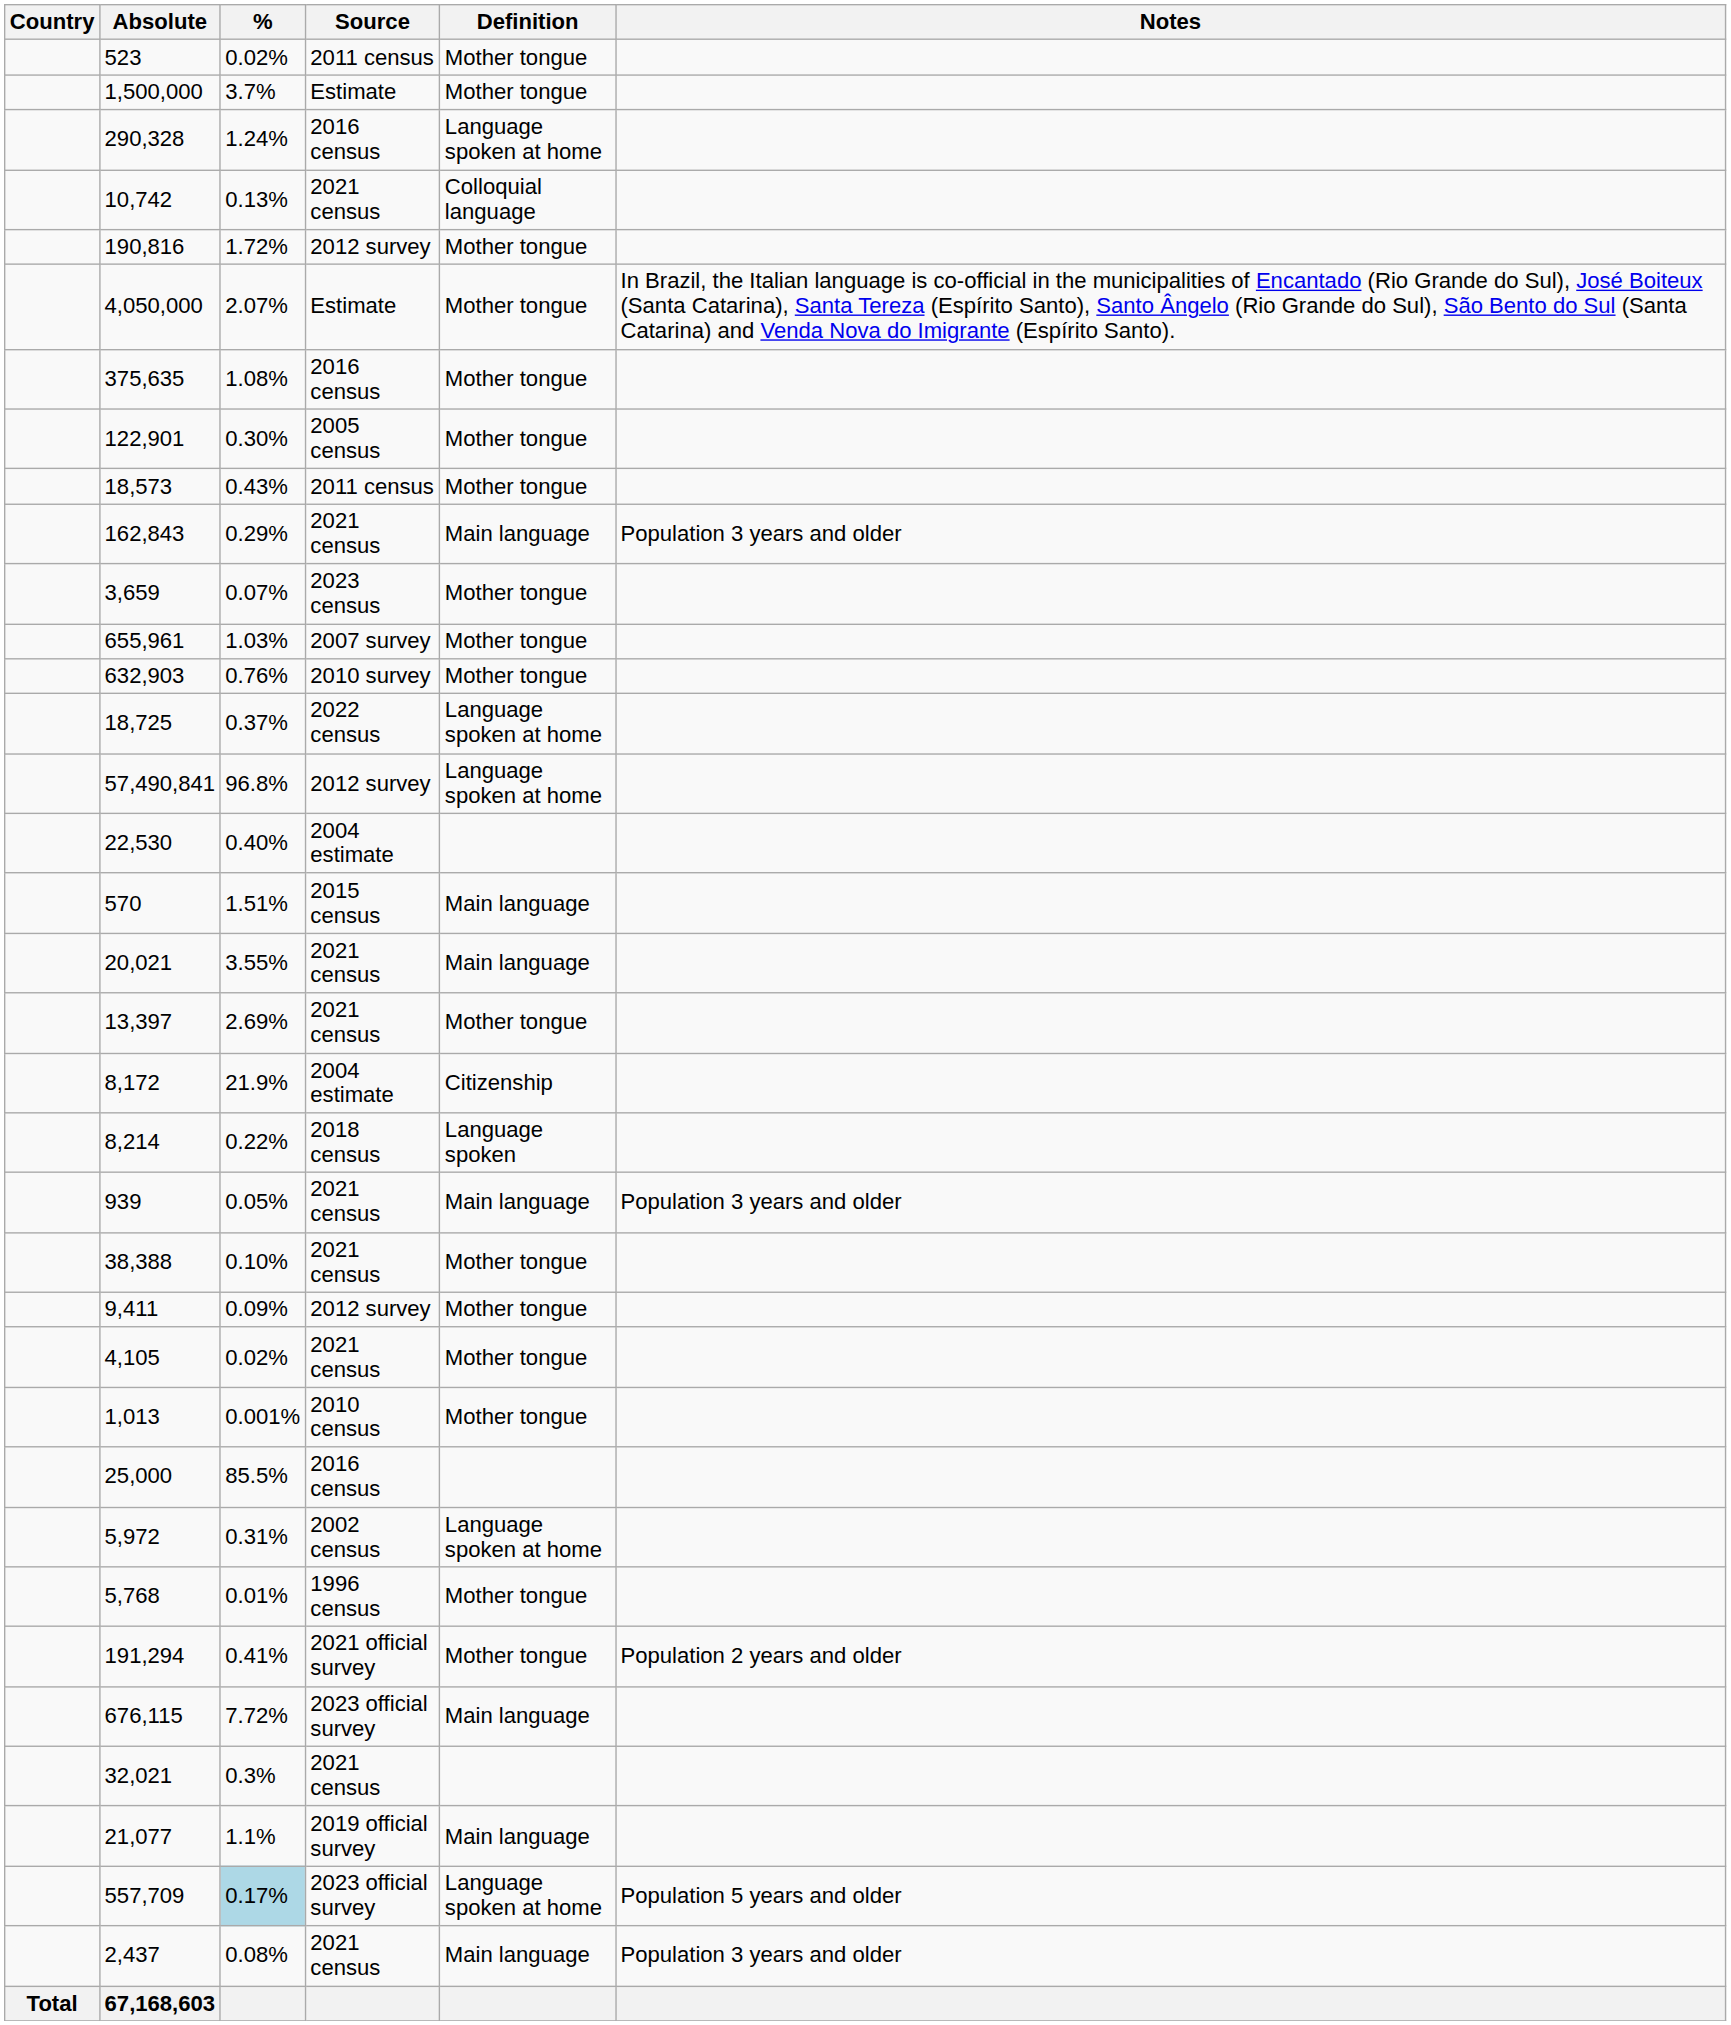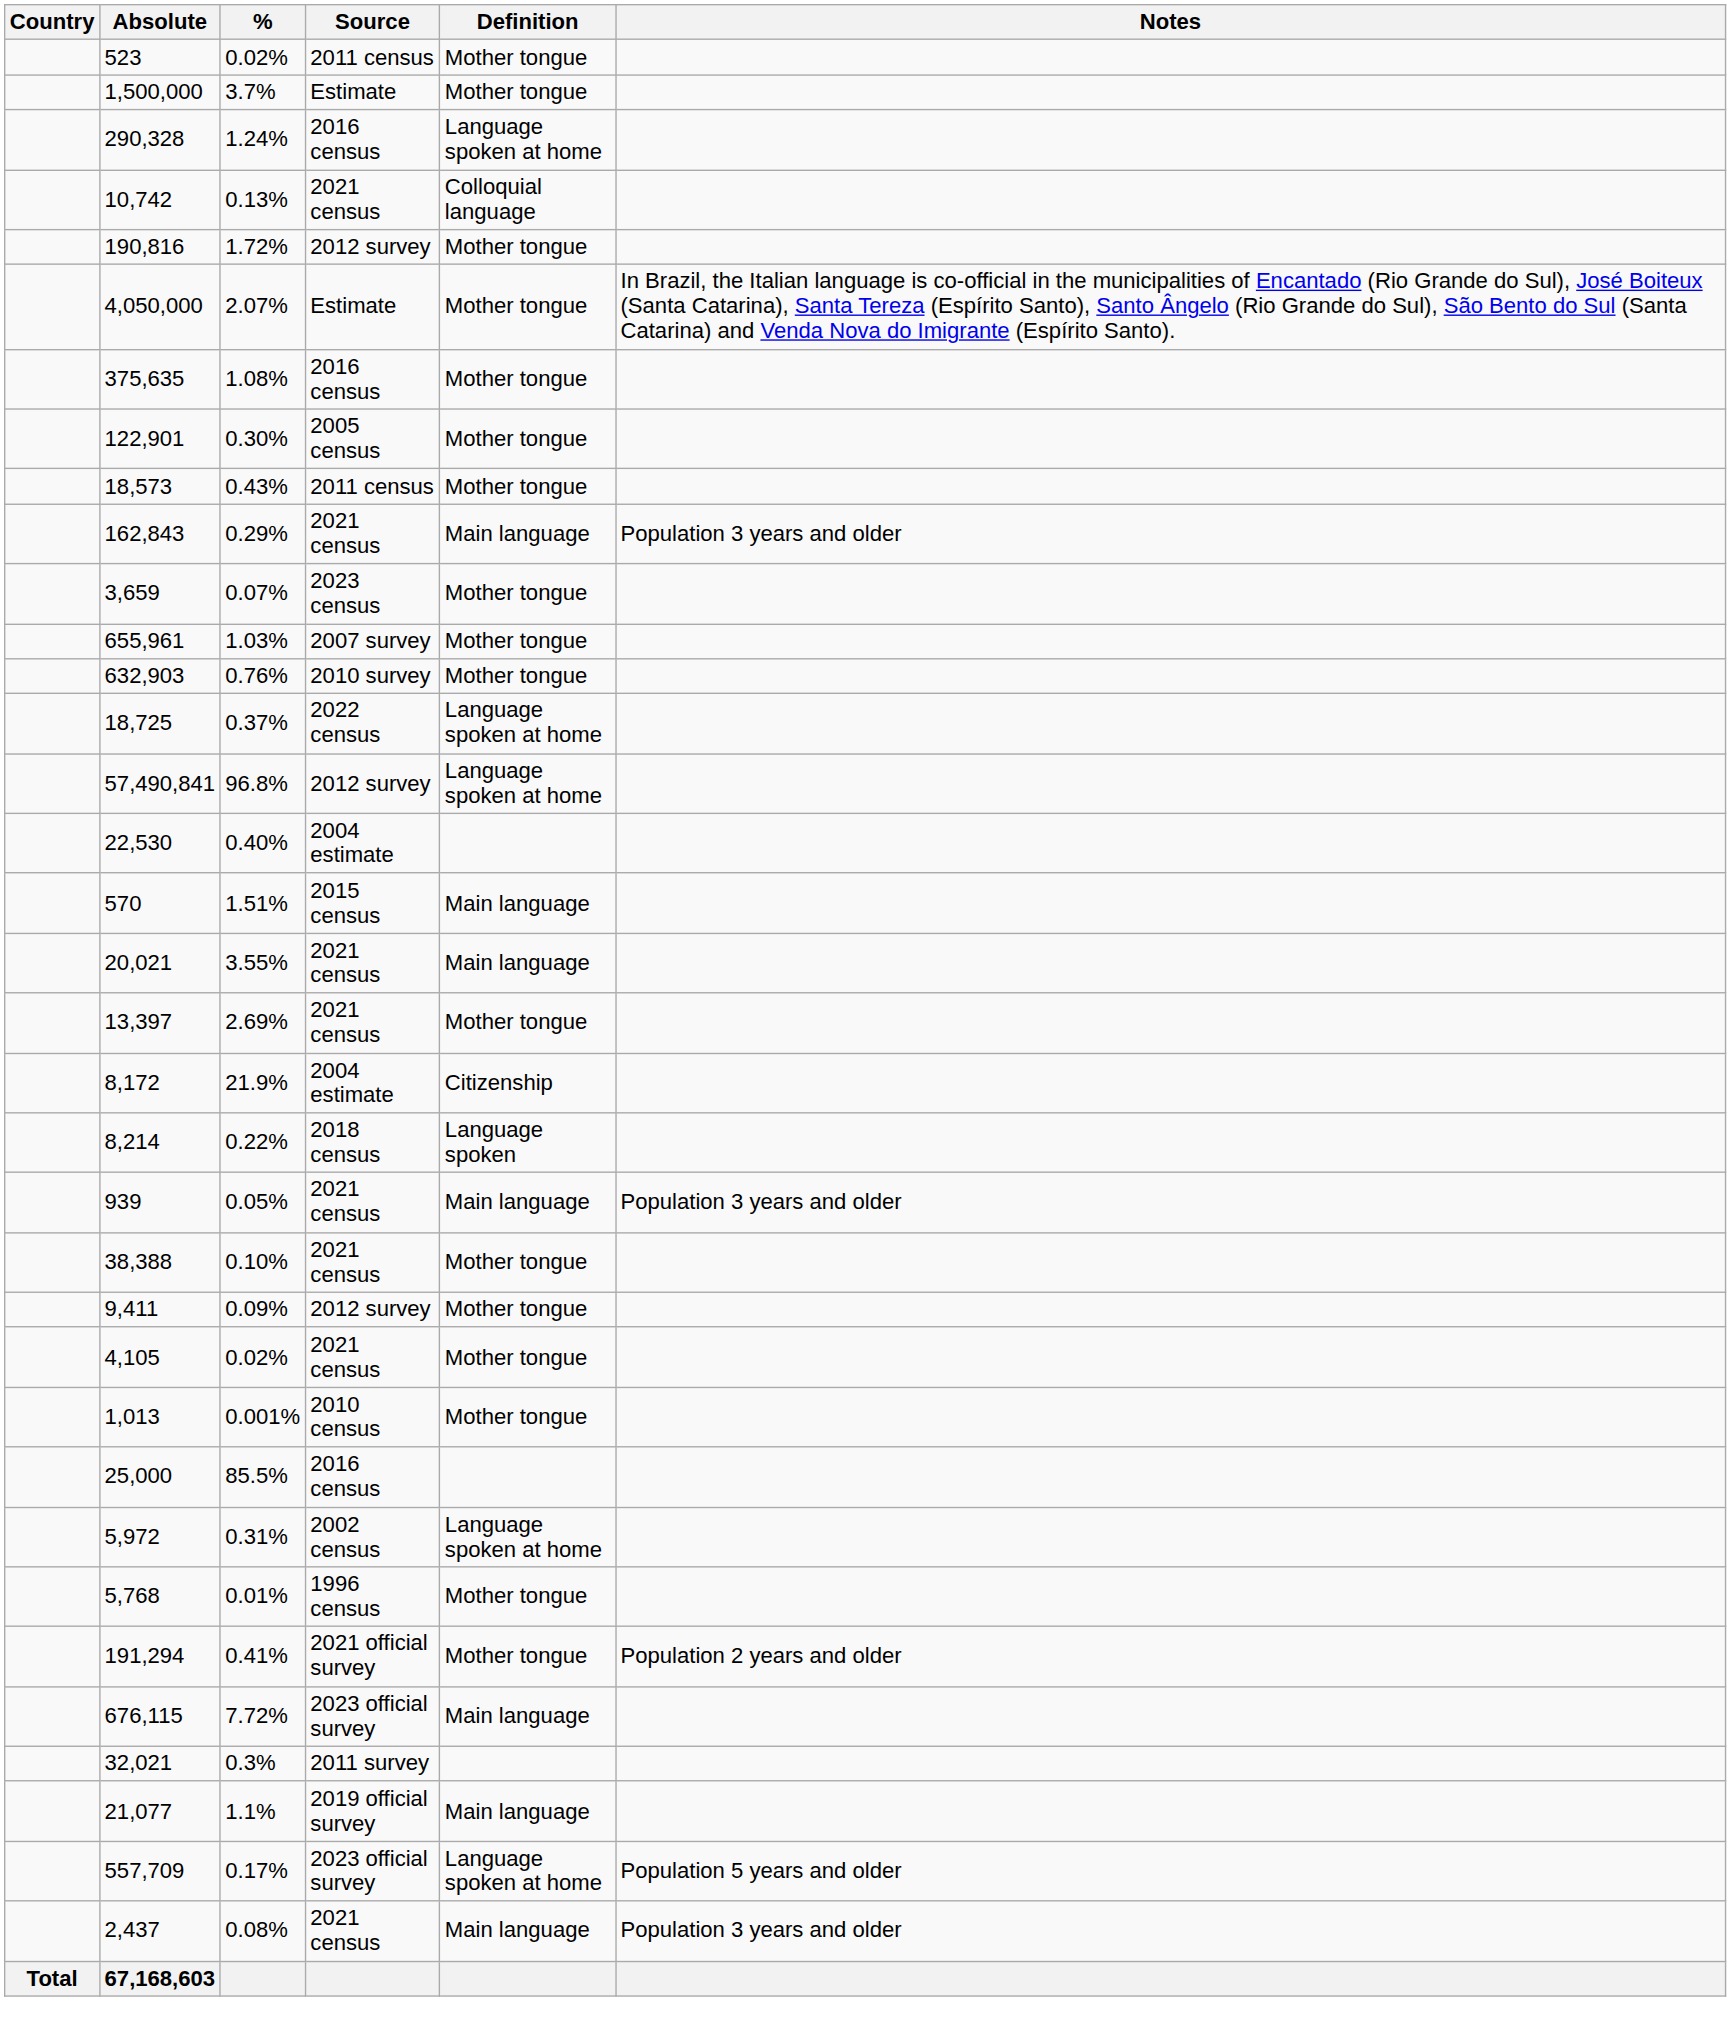(345, 1775) 2021 census -> (370, 1763) 2011 survey
(257, 1895) lightblue background -> (257, 1870) no background
